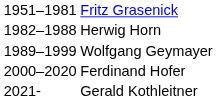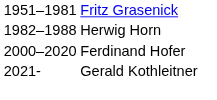- row: (146, 51)
